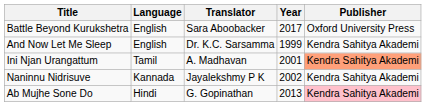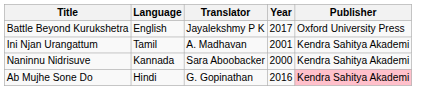(226, 28) Sara Aboobacker -> (225, 28) Jayalekshmy P K
- row: (59, 45)
(363, 61) lightsalmon background -> (353, 45) no background
(225, 77) Jayalekshmy P K -> (226, 61) Sara Aboobacker
(291, 77) 2002 -> (281, 61) 2000
(291, 93) 2013 -> (281, 77) 2016
